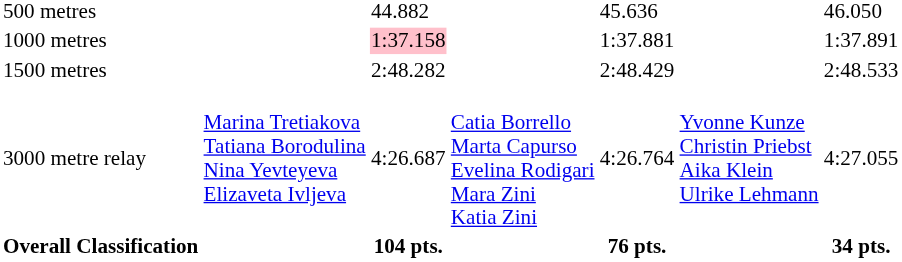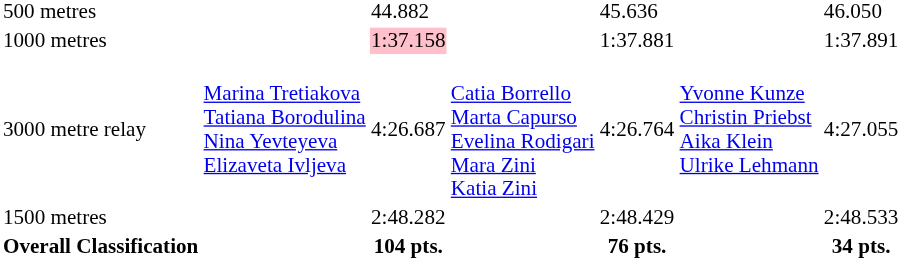rows swapped: (55, 69) <-> (75, 158)
